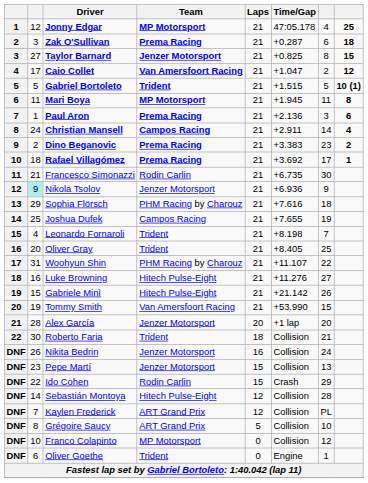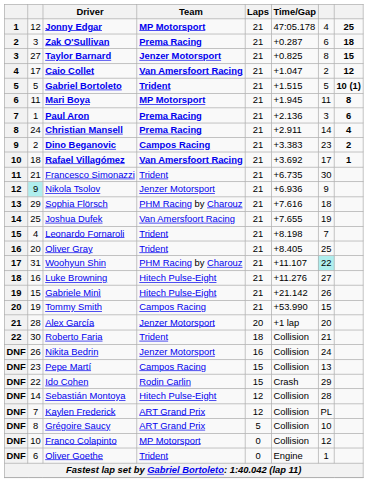(175, 130) Campos Racing -> (171, 130) Prema Racing
(171, 144) Prema Racing -> (175, 144) Campos Racing
(171, 159) Prema Racing -> (191, 159) Van Amersfoort Racing
(165, 174) Rodin Carlin -> (154, 174) Trident
(173, 218) Campos Racing -> (187, 218) Van Amersfoort Racing
(326, 263) no background -> (326, 263) paleturquoise background
(187, 307) Van Amersfoort Racing -> (173, 307) Campos Racing
(177, 366) Jenzer Motorsport -> (173, 366) Campos Racing
